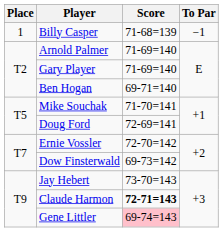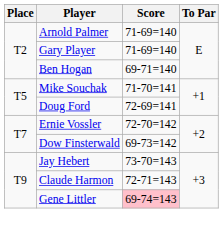- row: (68, 32)
(151, 198) bold -> (151, 180) normal
